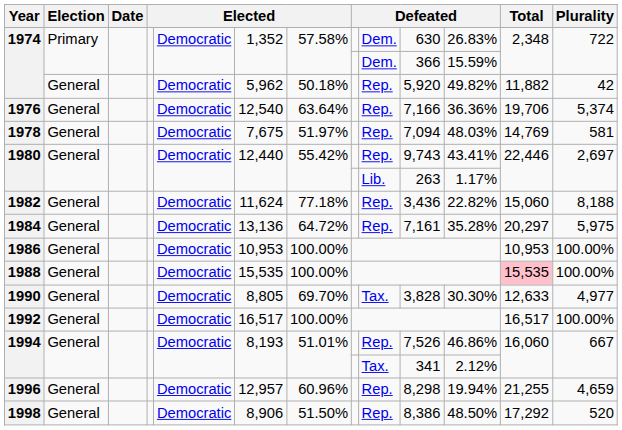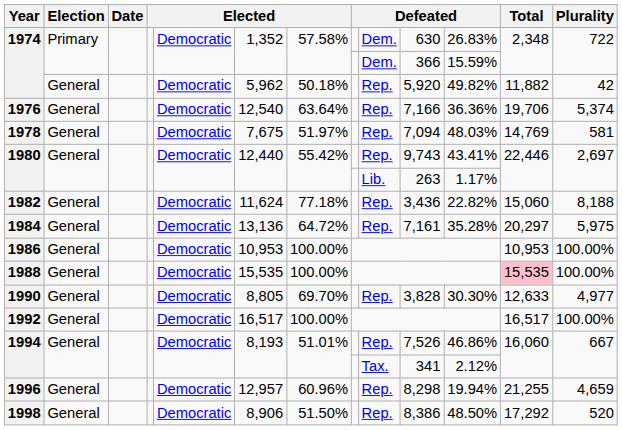(375, 296) Tax. -> (377, 296) Rep.
